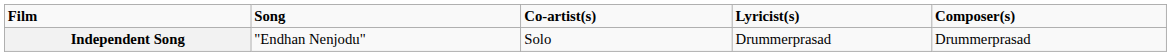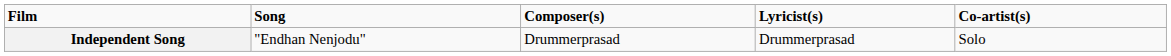columns swapped: (975, 16) <-> (560, 16)
